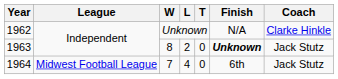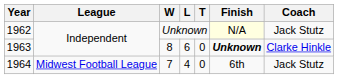(237, 30) no background -> (237, 30) lightyellow background
(299, 30) Clarke Hinkle -> (299, 30) Jack Stutz
(187, 47) 2 -> (187, 47) 6
(299, 47) Jack Stutz -> (299, 47) Clarke Hinkle
